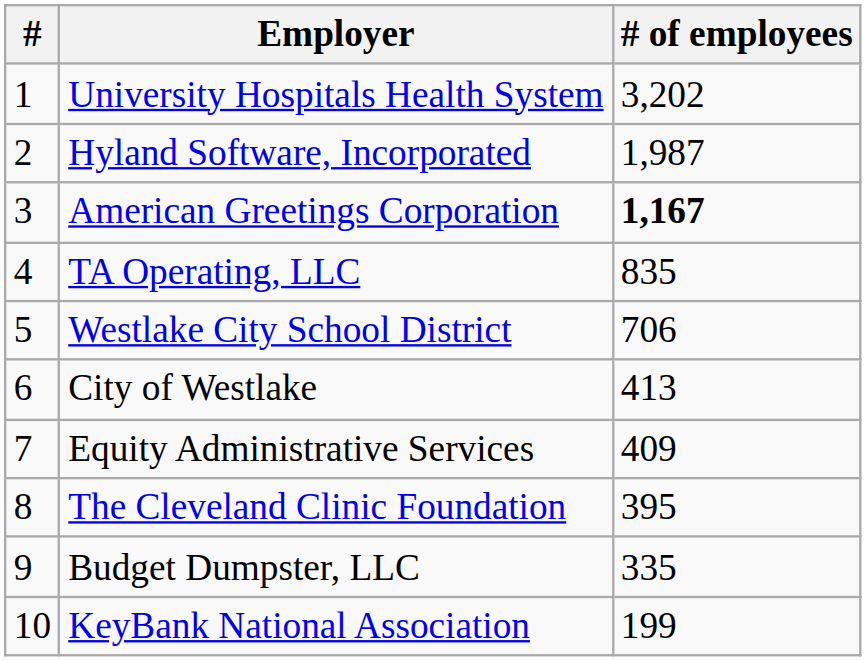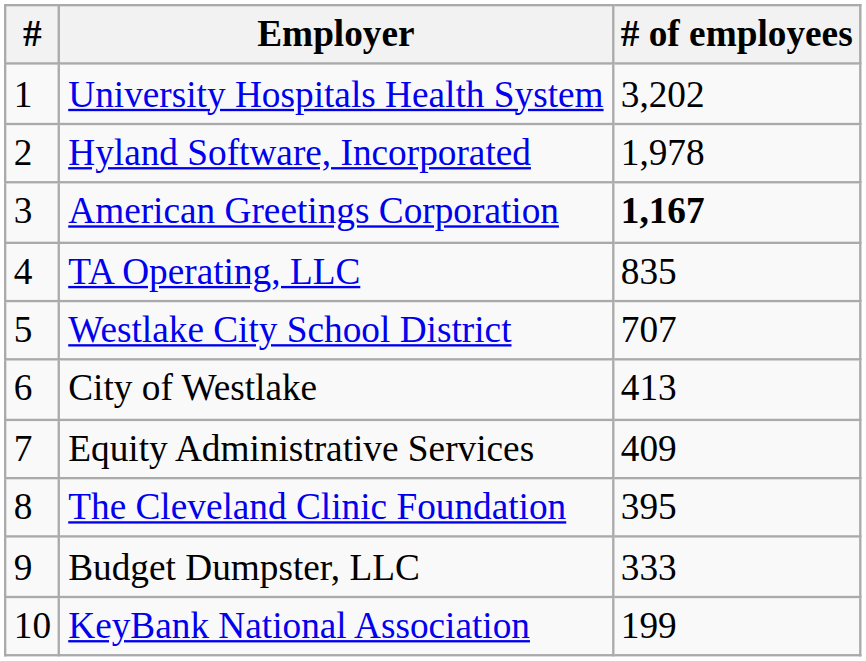(663, 152) 1,987 -> (663, 152) 1,978
(649, 329) 706 -> (649, 329) 707
(649, 566) 335 -> (649, 566) 333
